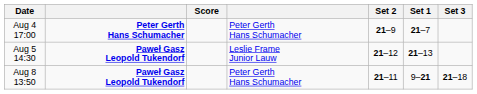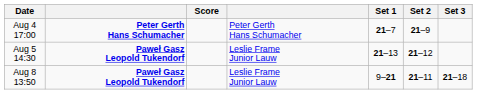columns swapped: (420, 12) <-> (386, 12)
(265, 78) Peter Gerth Hans Schumacher -> (255, 78) Leslie Frame Junior Lauw
